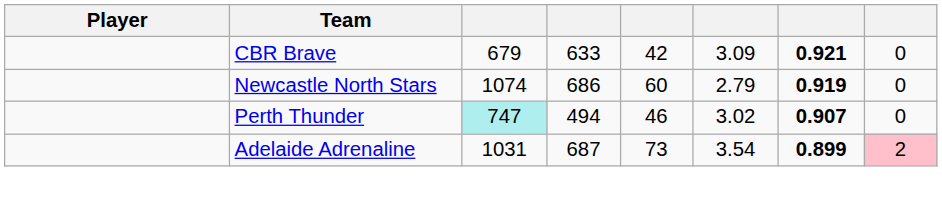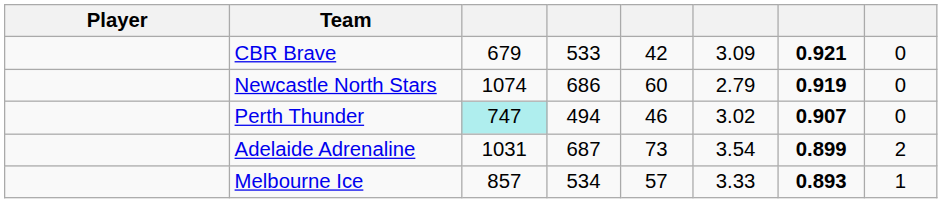(584, 52) 633 -> (584, 52) 533
(900, 149) pink background -> (900, 149) no background
+ row: (299, 181)
